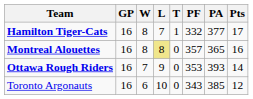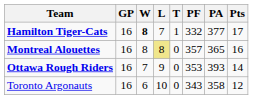(145, 31) normal -> (145, 31) bold
(216, 85) 385 -> (216, 85) 358
